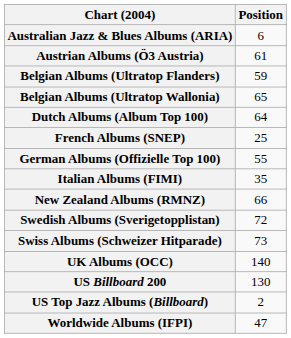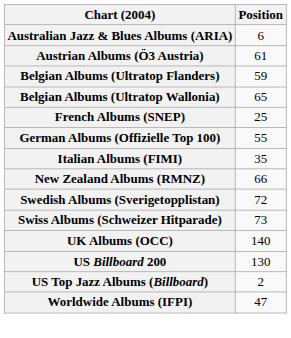- row: (120, 117)
